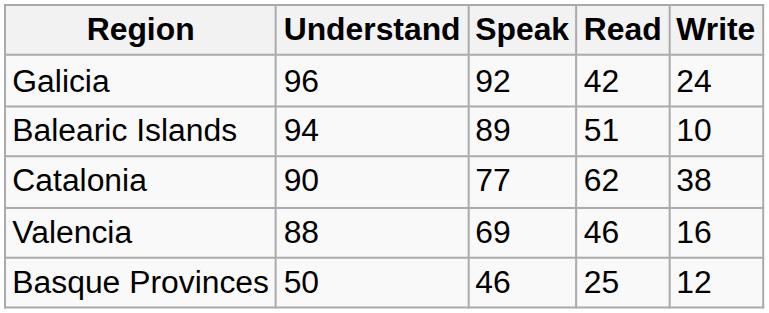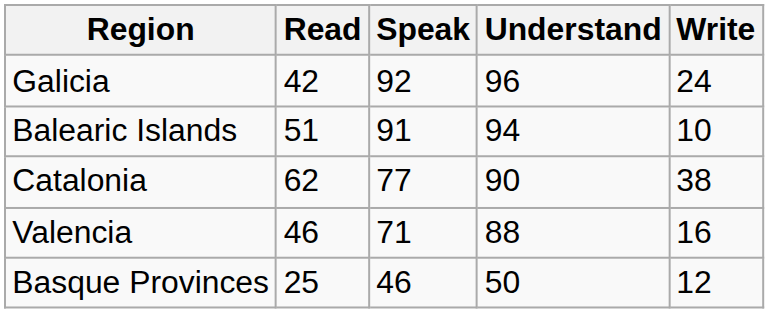columns swapped: (372, 29) <-> (623, 29)
(493, 130) 89 -> (394, 130) 91
(493, 231) 69 -> (394, 231) 71
